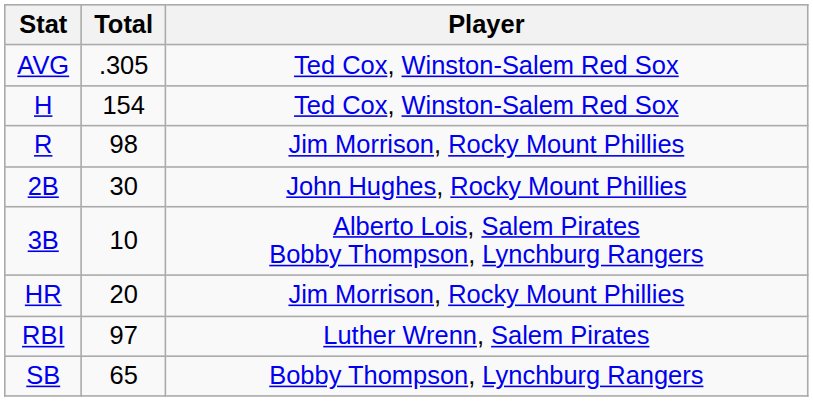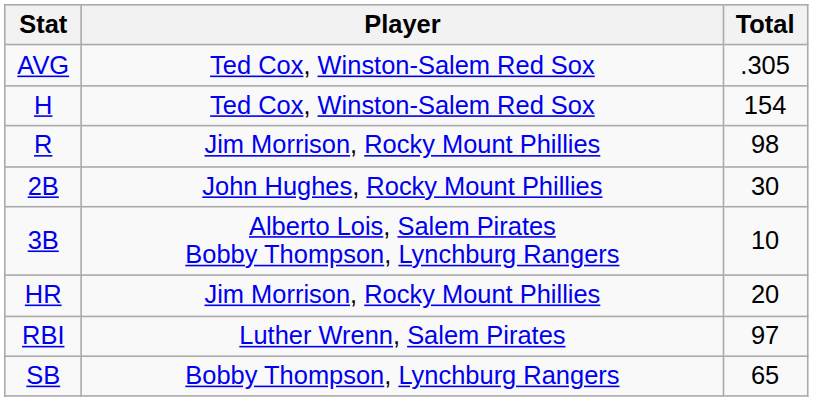columns swapped: (486, 24) <-> (124, 24)
